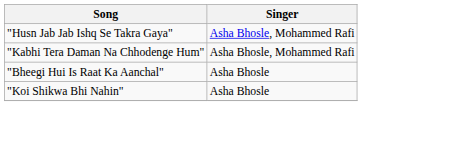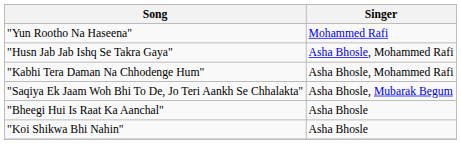+ row: (70, 33)
+ row: (155, 91)
